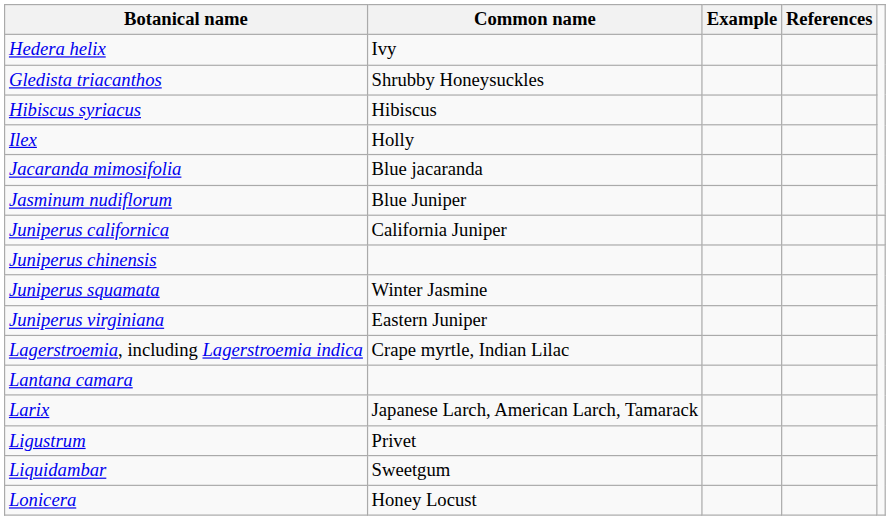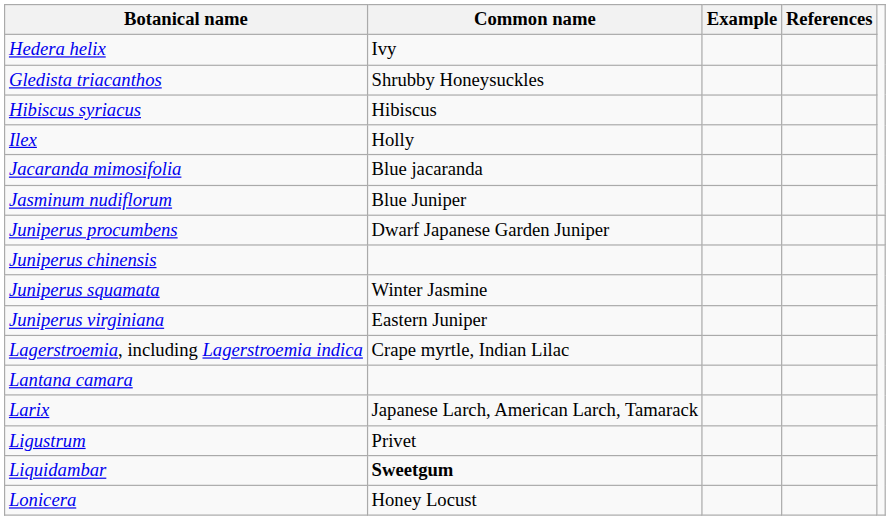+ row: (93, 229)
- row: (89, 229)
(411, 469) normal -> (412, 469) bold
